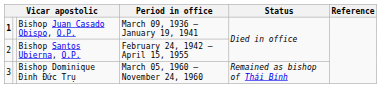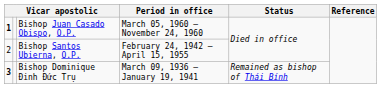(160, 28) March 09, 1936 – January 19, 1941 -> (162, 28) March 05, 1960 – November 24, 1960
(9, 72) normal -> (9, 72) bold
(162, 72) March 05, 1960 – November 24, 1960 -> (160, 72) March 09, 1936 – January 19, 1941
